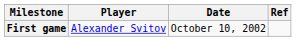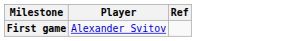- column: (218, 12)
